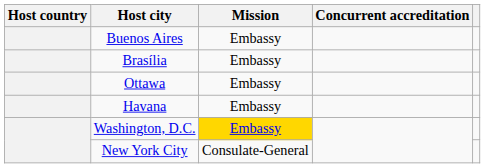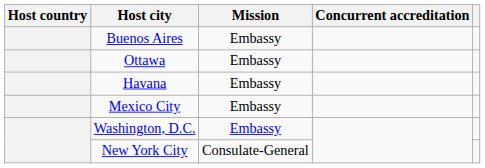- row: (145, 60)
+ row: (145, 106)
(255, 128) gold background -> (255, 128) no background
